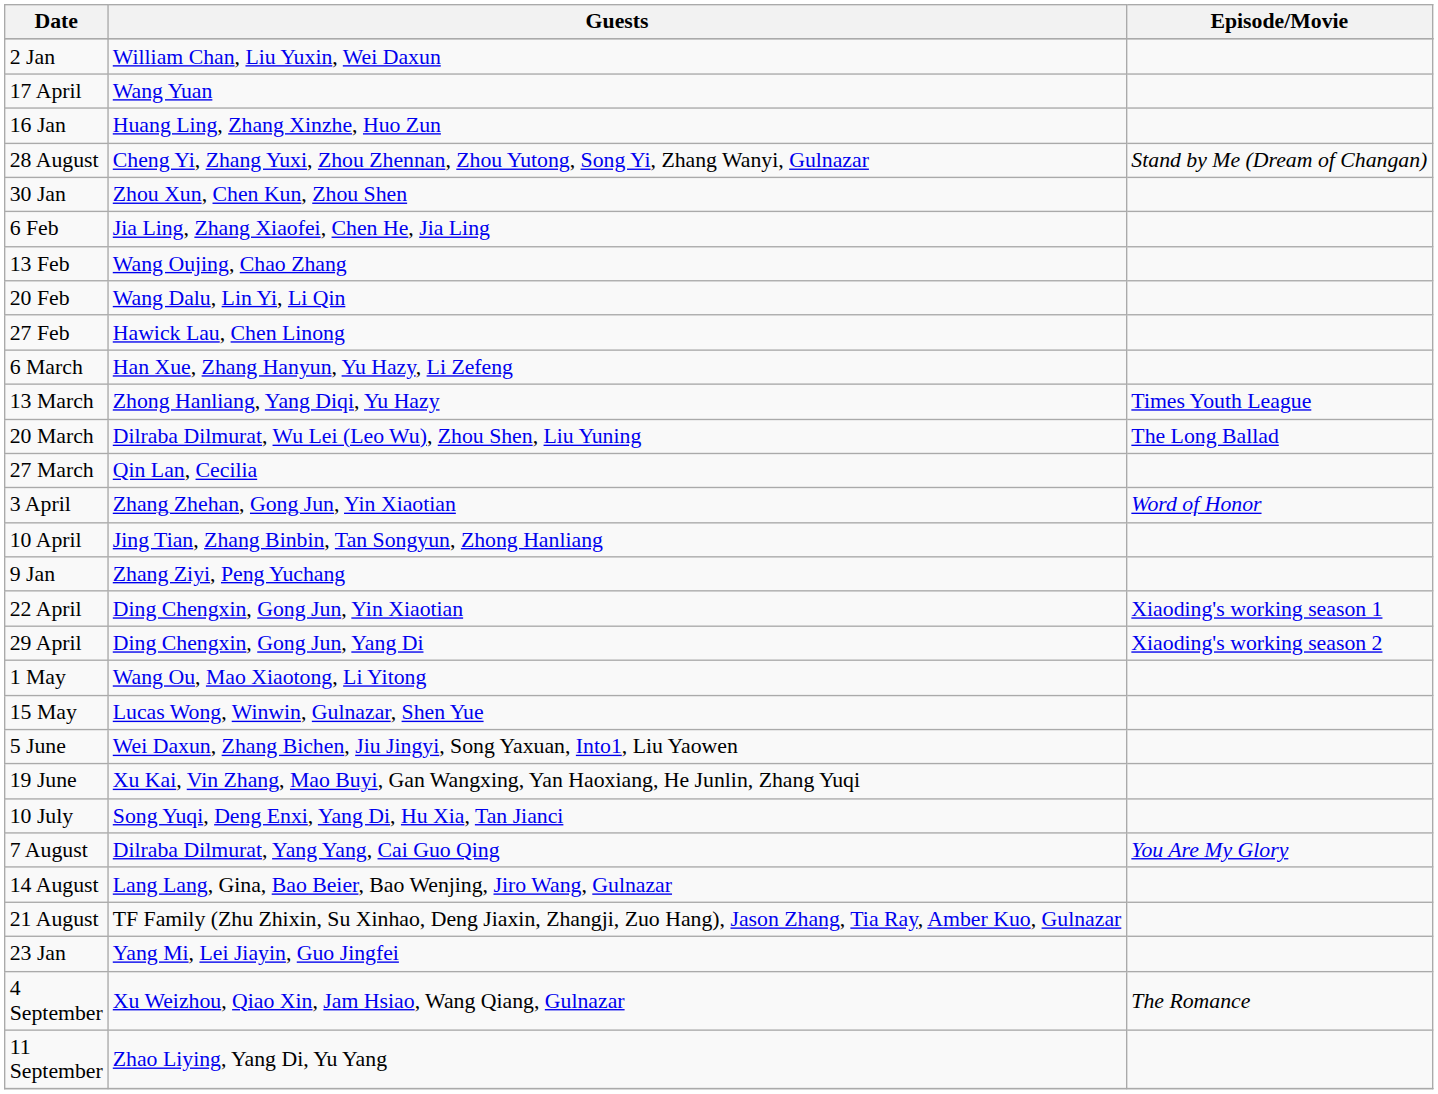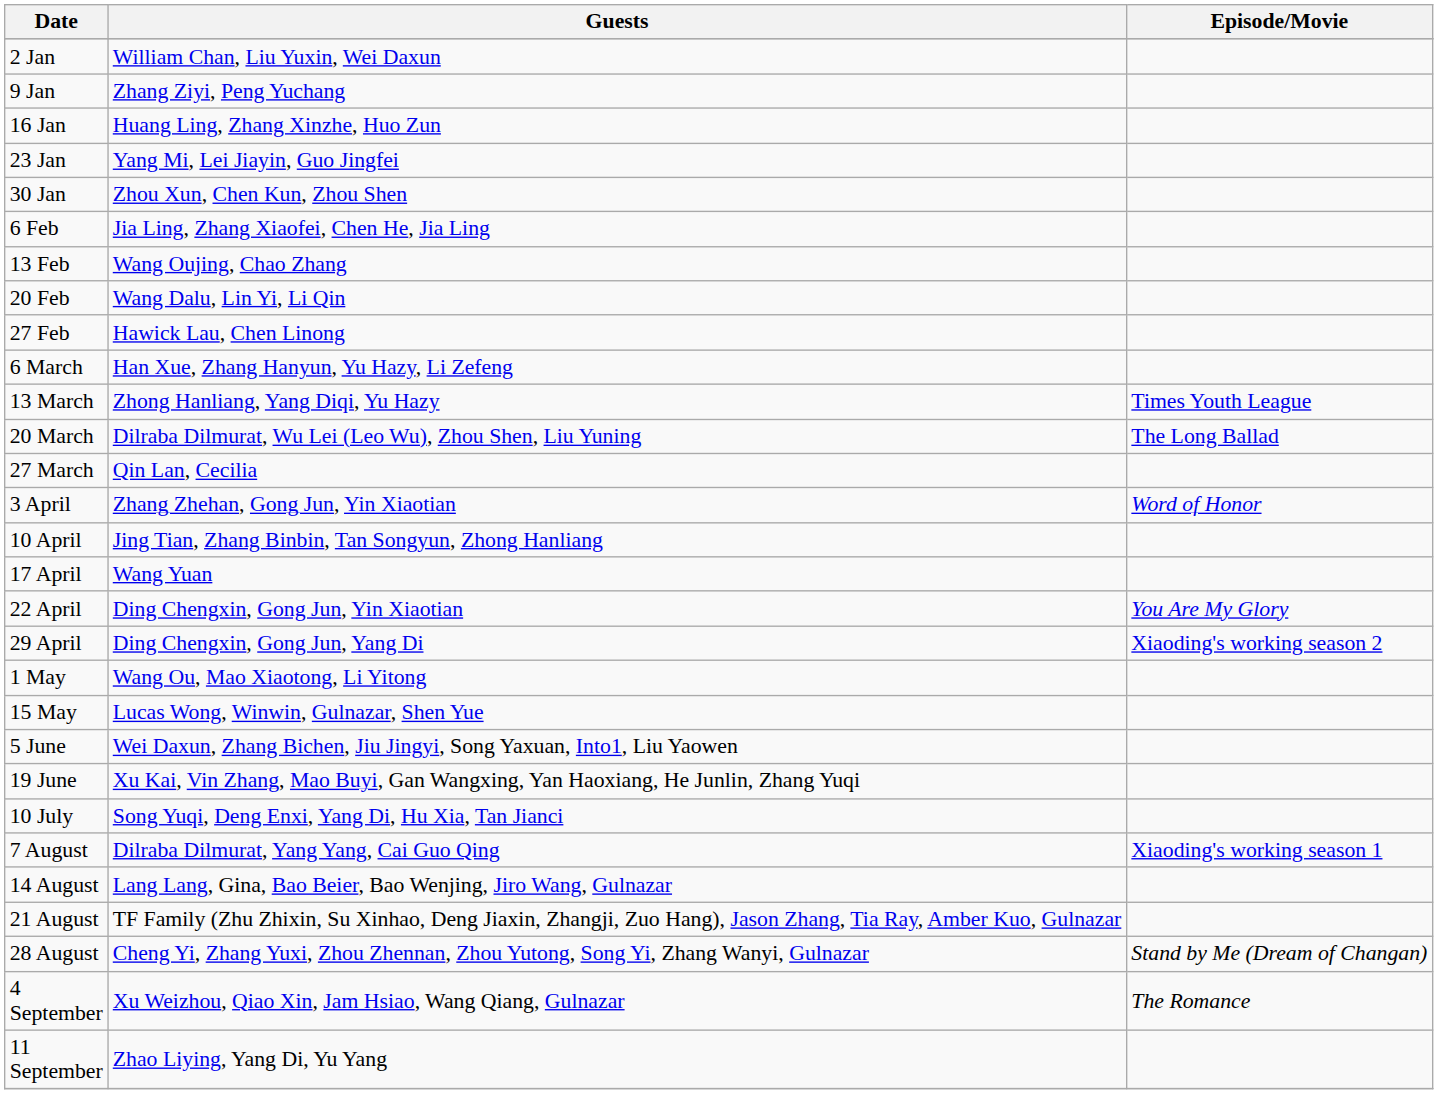rows swapped: (32, 573) <-> (46, 90)
rows swapped: (38, 953) <-> (54, 159)
(1257, 608) Xiaoding's working season 1 -> (1210, 608) You Are My Glory
(1210, 849) You Are My Glory -> (1257, 849) Xiaoding's working season 1
